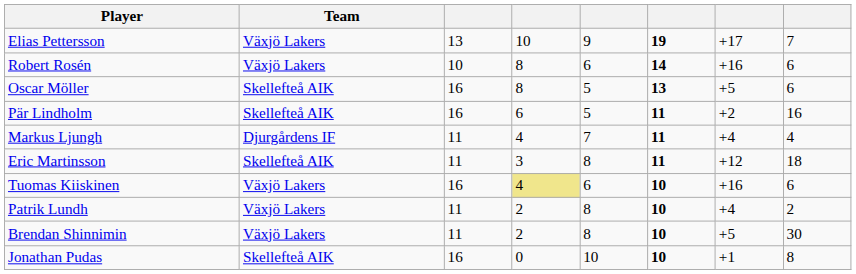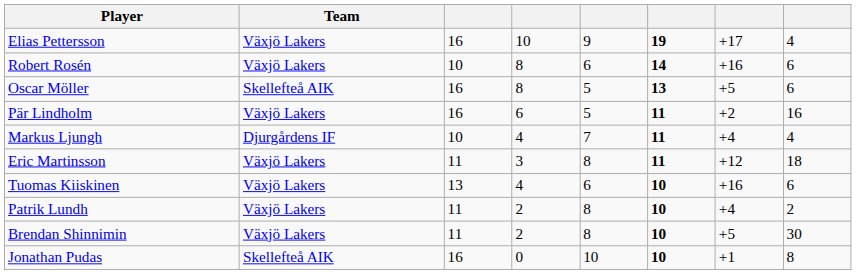(455, 40) 13 -> (455, 40) 16
(790, 40) 7 -> (790, 40) 4
(288, 112) Skellefteå AIK -> (284, 112) Växjö Lakers
(455, 137) 11 -> (455, 137) 10
(288, 161) Skellefteå AIK -> (284, 161) Växjö Lakers
(455, 185) 16 -> (455, 185) 13
(519, 185) khaki background -> (519, 185) no background
